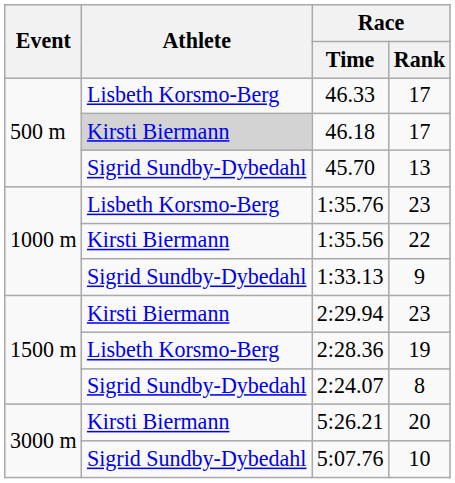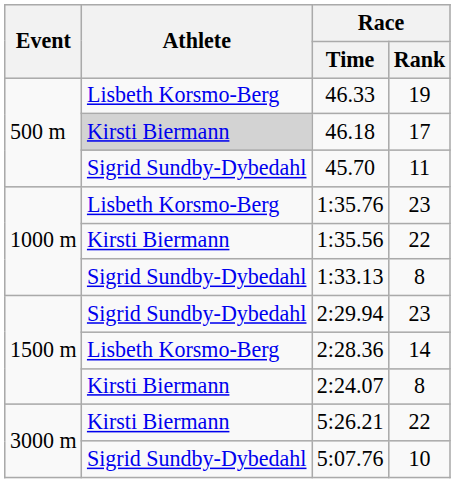(420, 95) 17 -> (420, 95) 19
(420, 168) 13 -> (420, 168) 11
(420, 277) 9 -> (420, 277) 8
(158, 313) Kirsti Biermann -> (197, 313) Sigrid Sundby-Dybedahl
(420, 350) 19 -> (420, 350) 14
(197, 386) Sigrid Sundby-Dybedahl -> (158, 386) Kirsti Biermann
(420, 422) 20 -> (420, 422) 22
